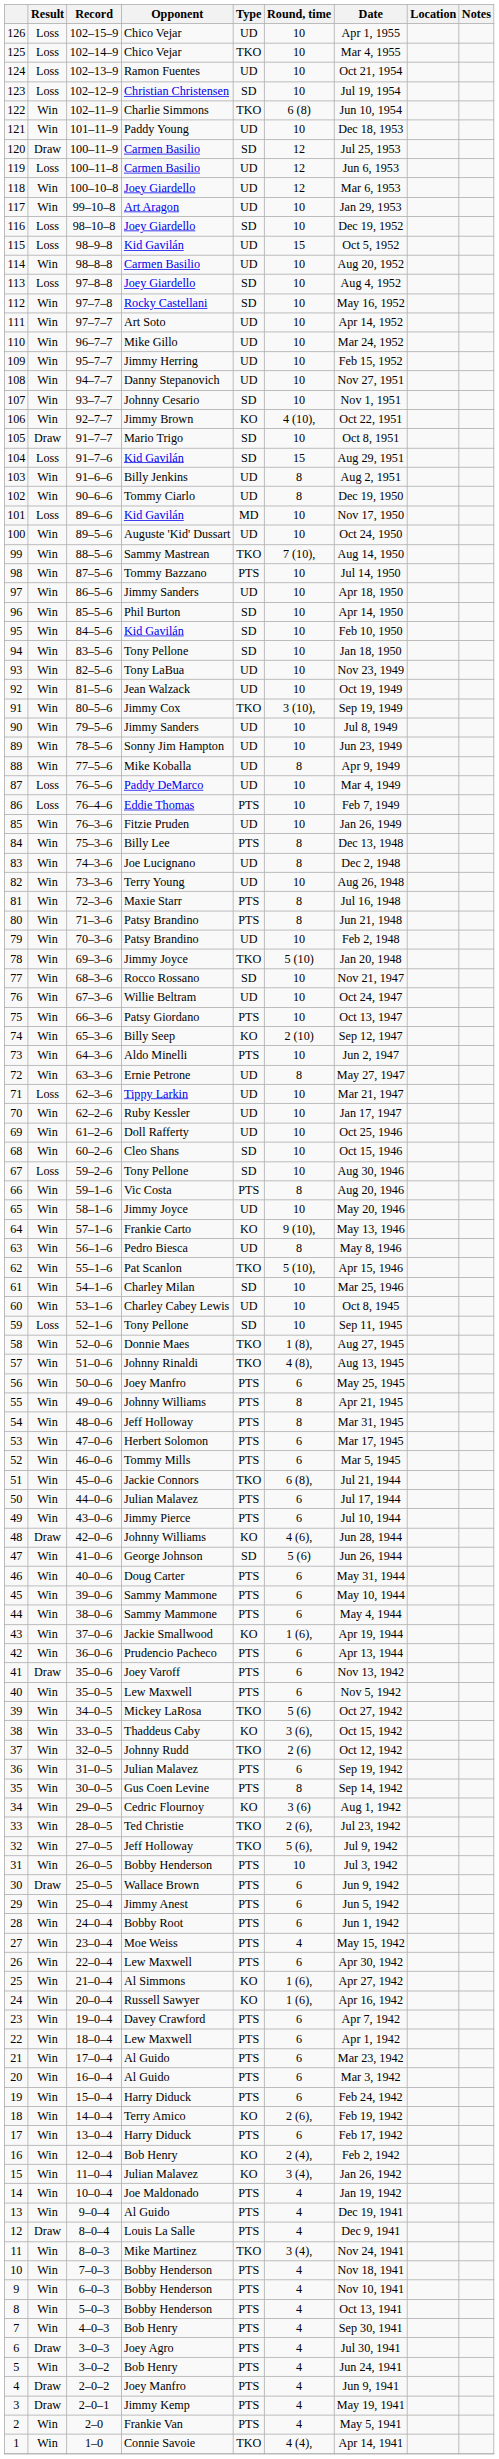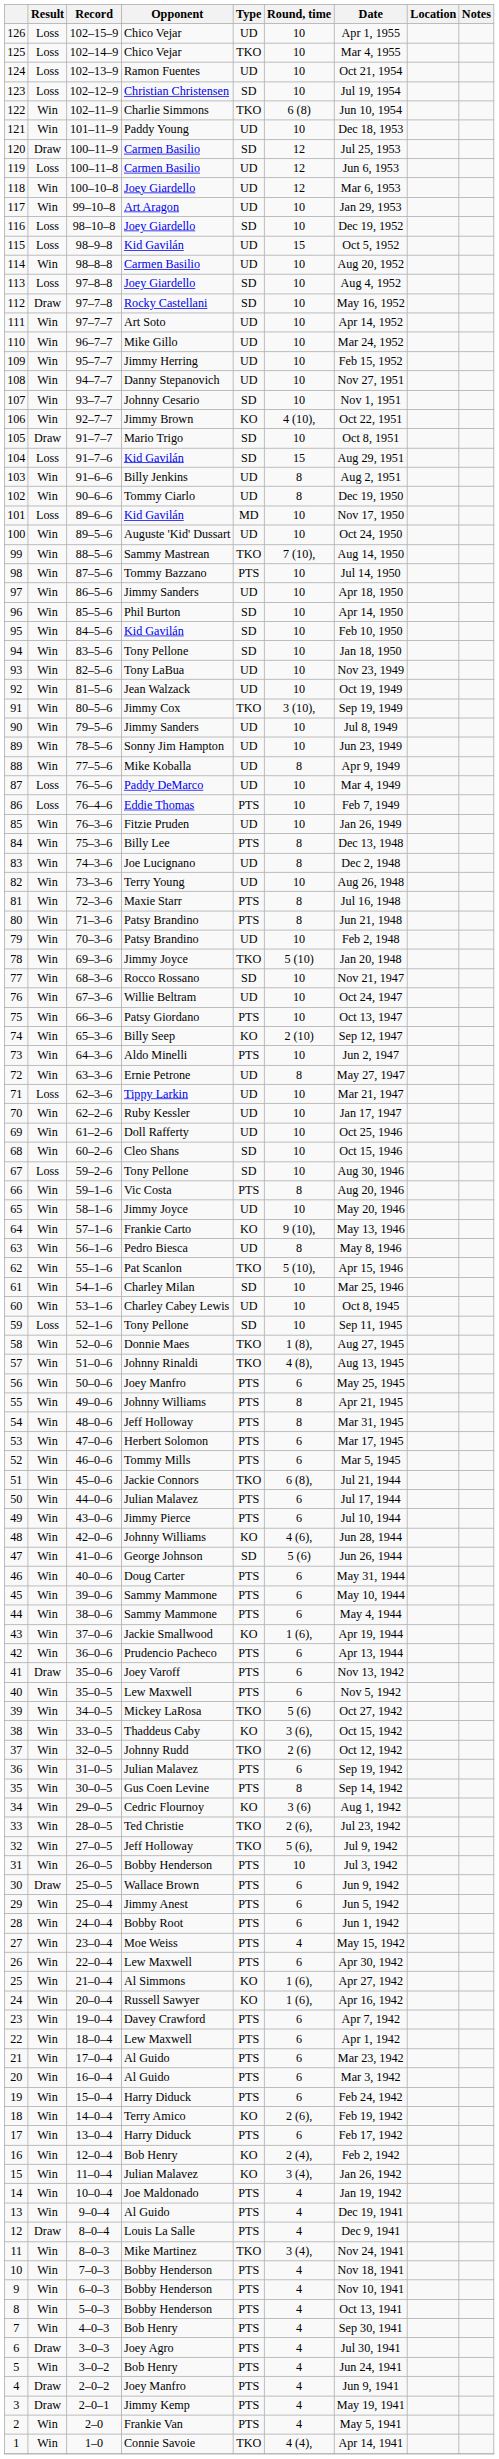(48, 303) Win -> (48, 303) Draw
(48, 1537) Draw -> (48, 1537) Win
